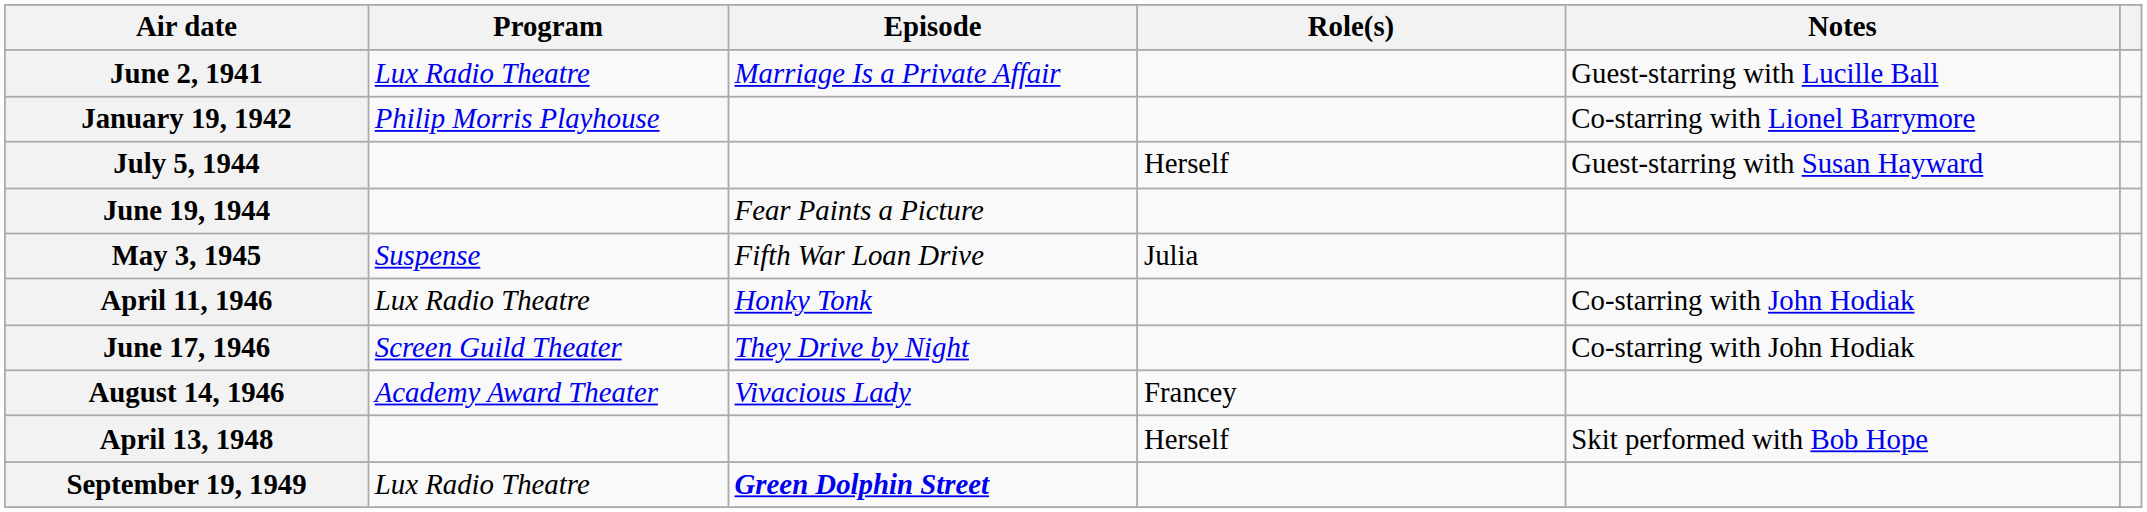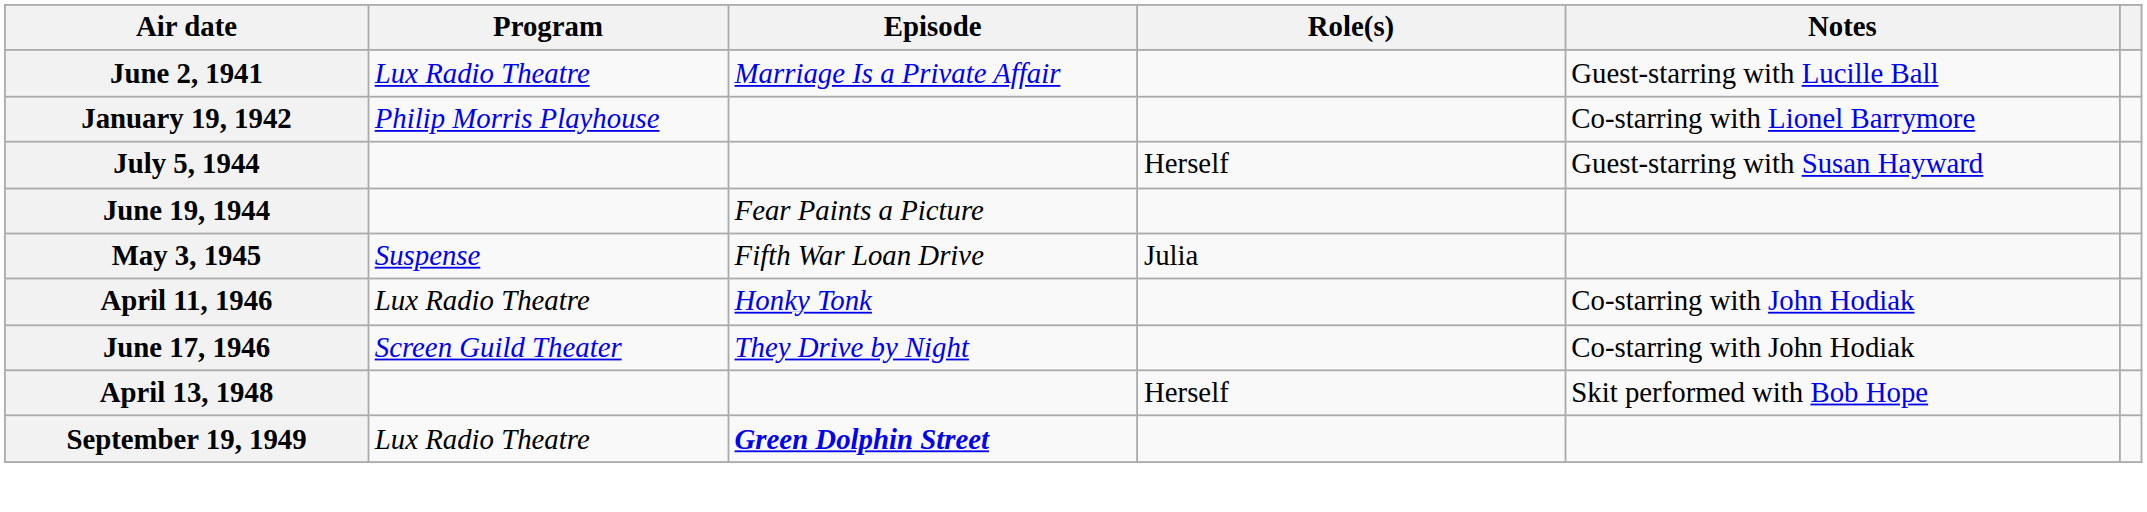- row: (187, 392)
